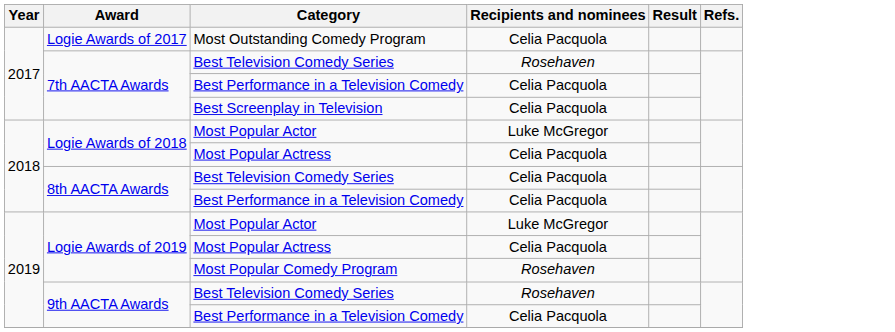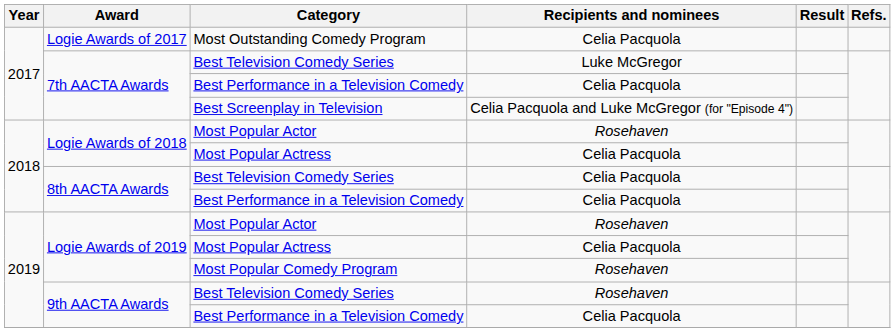(558, 62) Rosehaven -> (632, 62) Luke McGregor
(558, 108) Celia Pacquola -> (632, 108) Celia Pacquola and Luke McGregor (for "Episode 4")
(558, 131) Luke McGregor -> (632, 131) Rosehaven
(558, 223) Luke McGregor -> (632, 223) Rosehaven
